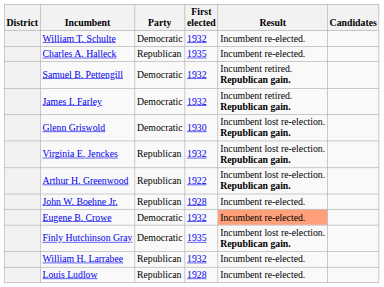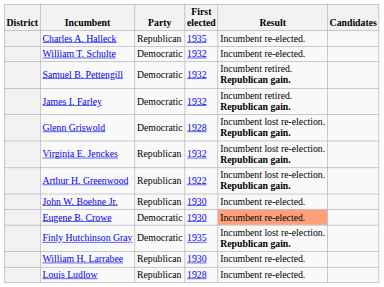rows swapped: (79, 38) <-> (79, 54)
(197, 128) 1930 -> (197, 128) 1928
(197, 201) 1928 -> (197, 201) 1930
(197, 217) 1932 -> (197, 217) 1930
(197, 259) 1932 -> (197, 259) 1930
